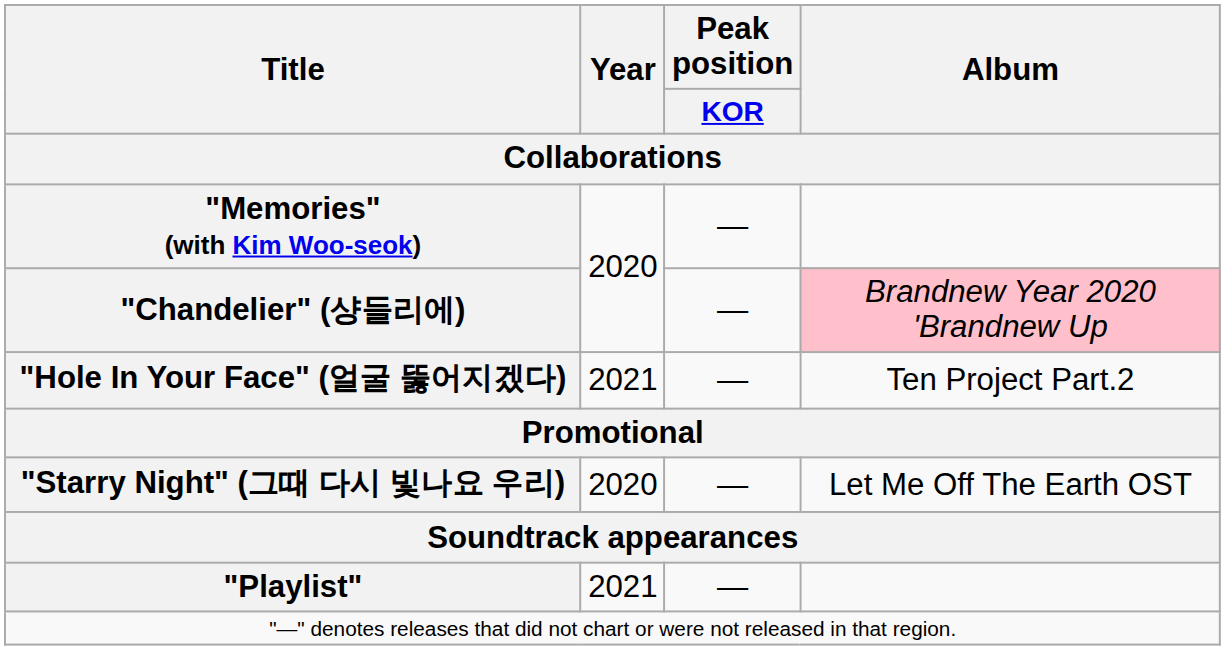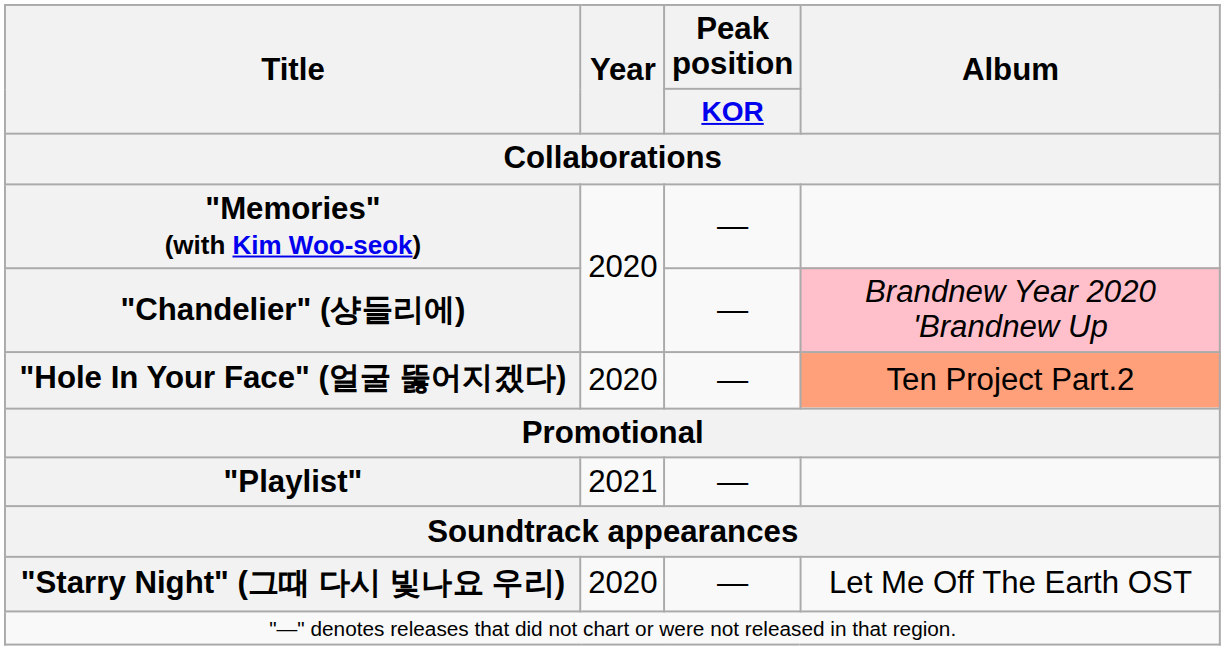(623, 379) 2021 -> (623, 379) 2020
(1010, 379) no background -> (1010, 379) lightsalmon background
rows swapped: (293, 586) <-> (293, 483)
